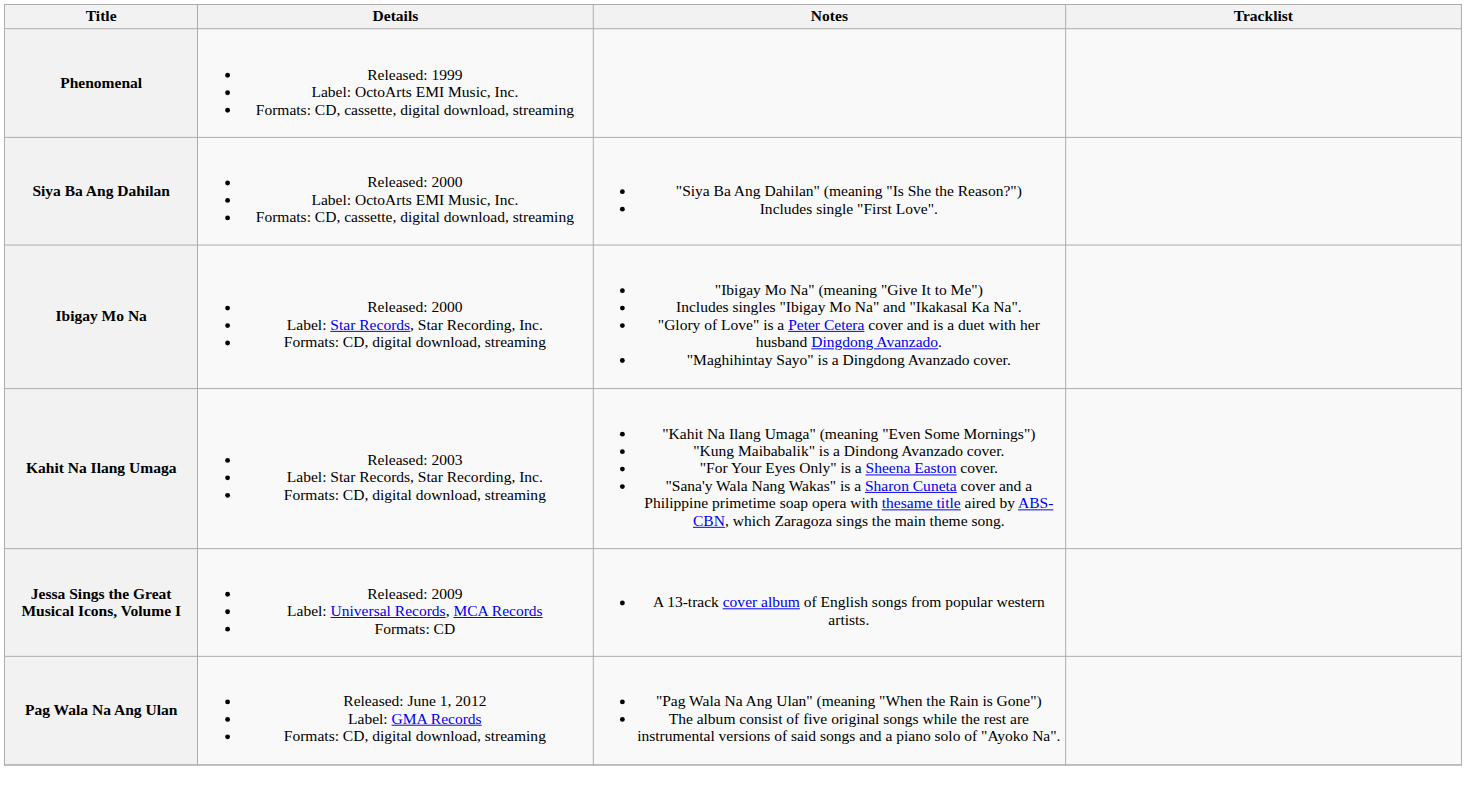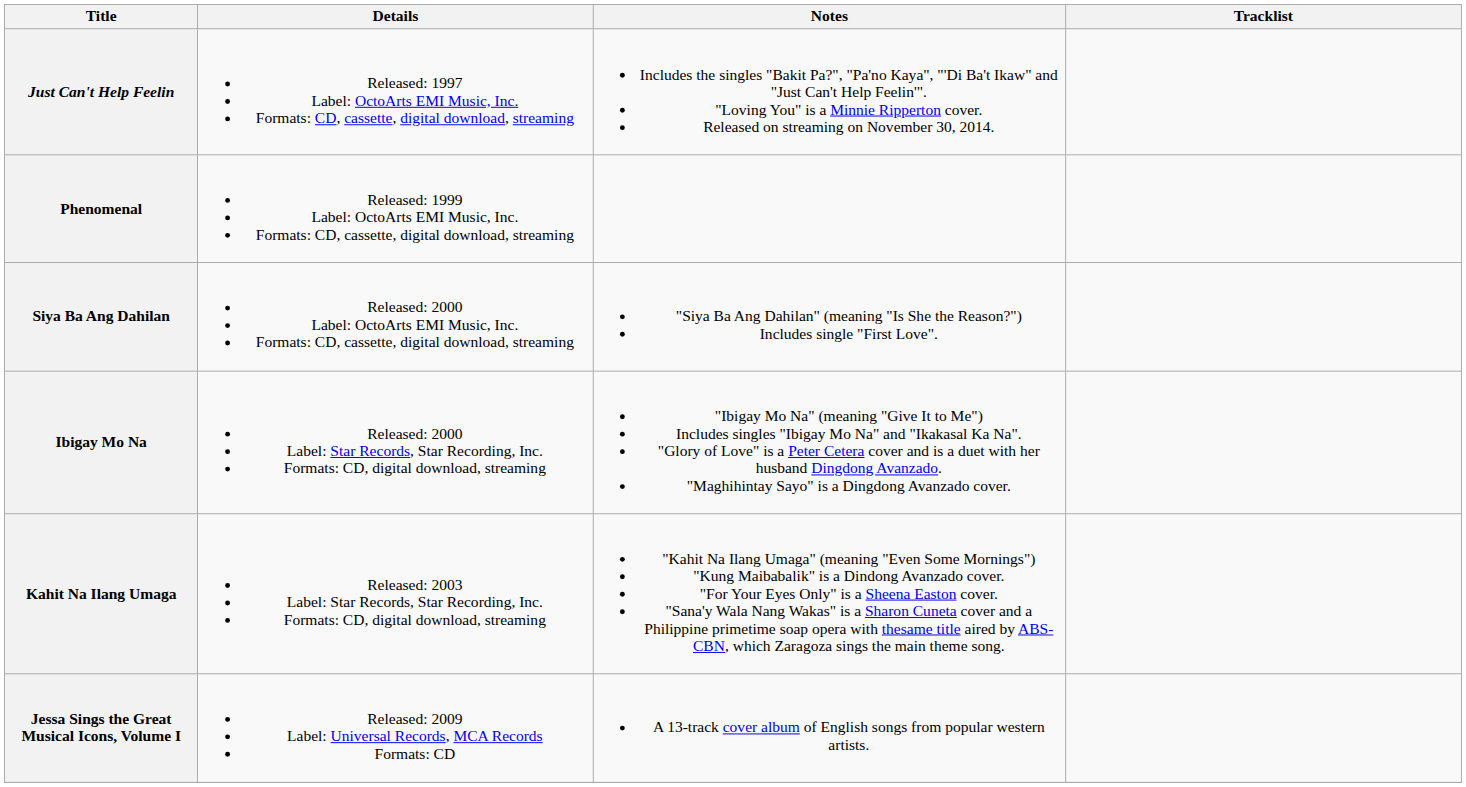+ row: (101, 91)
- row: (101, 710)
